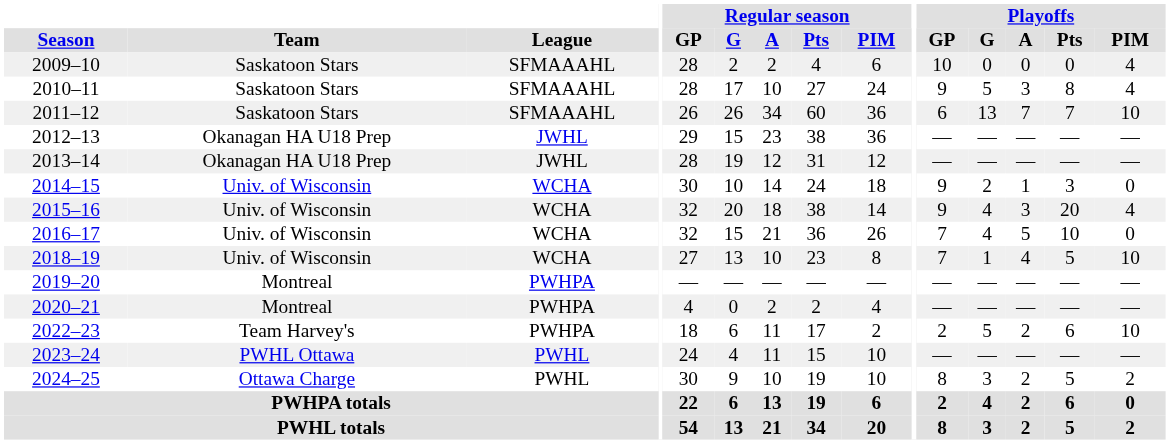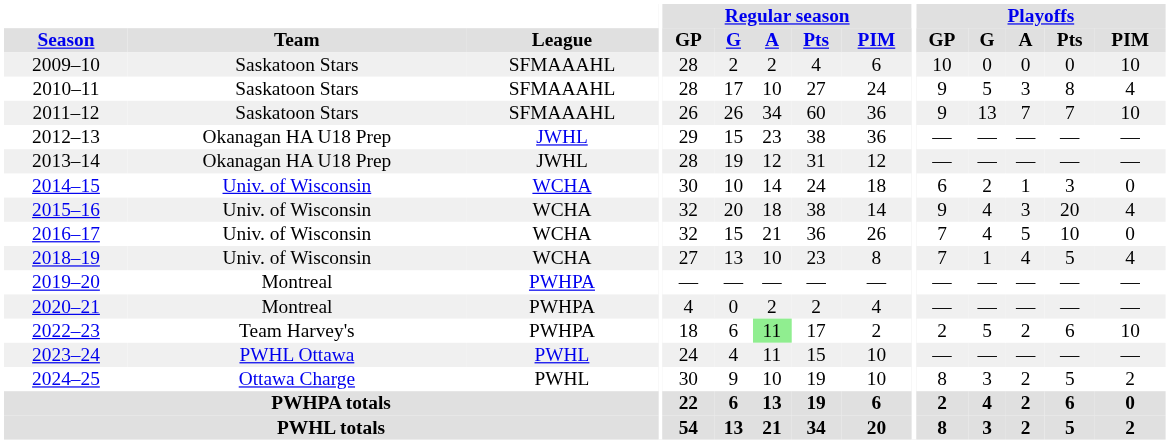(1130, 64) 4 -> (1130, 64) 10
(942, 112) 6 -> (942, 112) 9
(942, 185) 9 -> (942, 185) 6
(1130, 257) 10 -> (1130, 257) 4
(772, 330) no background -> (772, 330) lightgreen background
